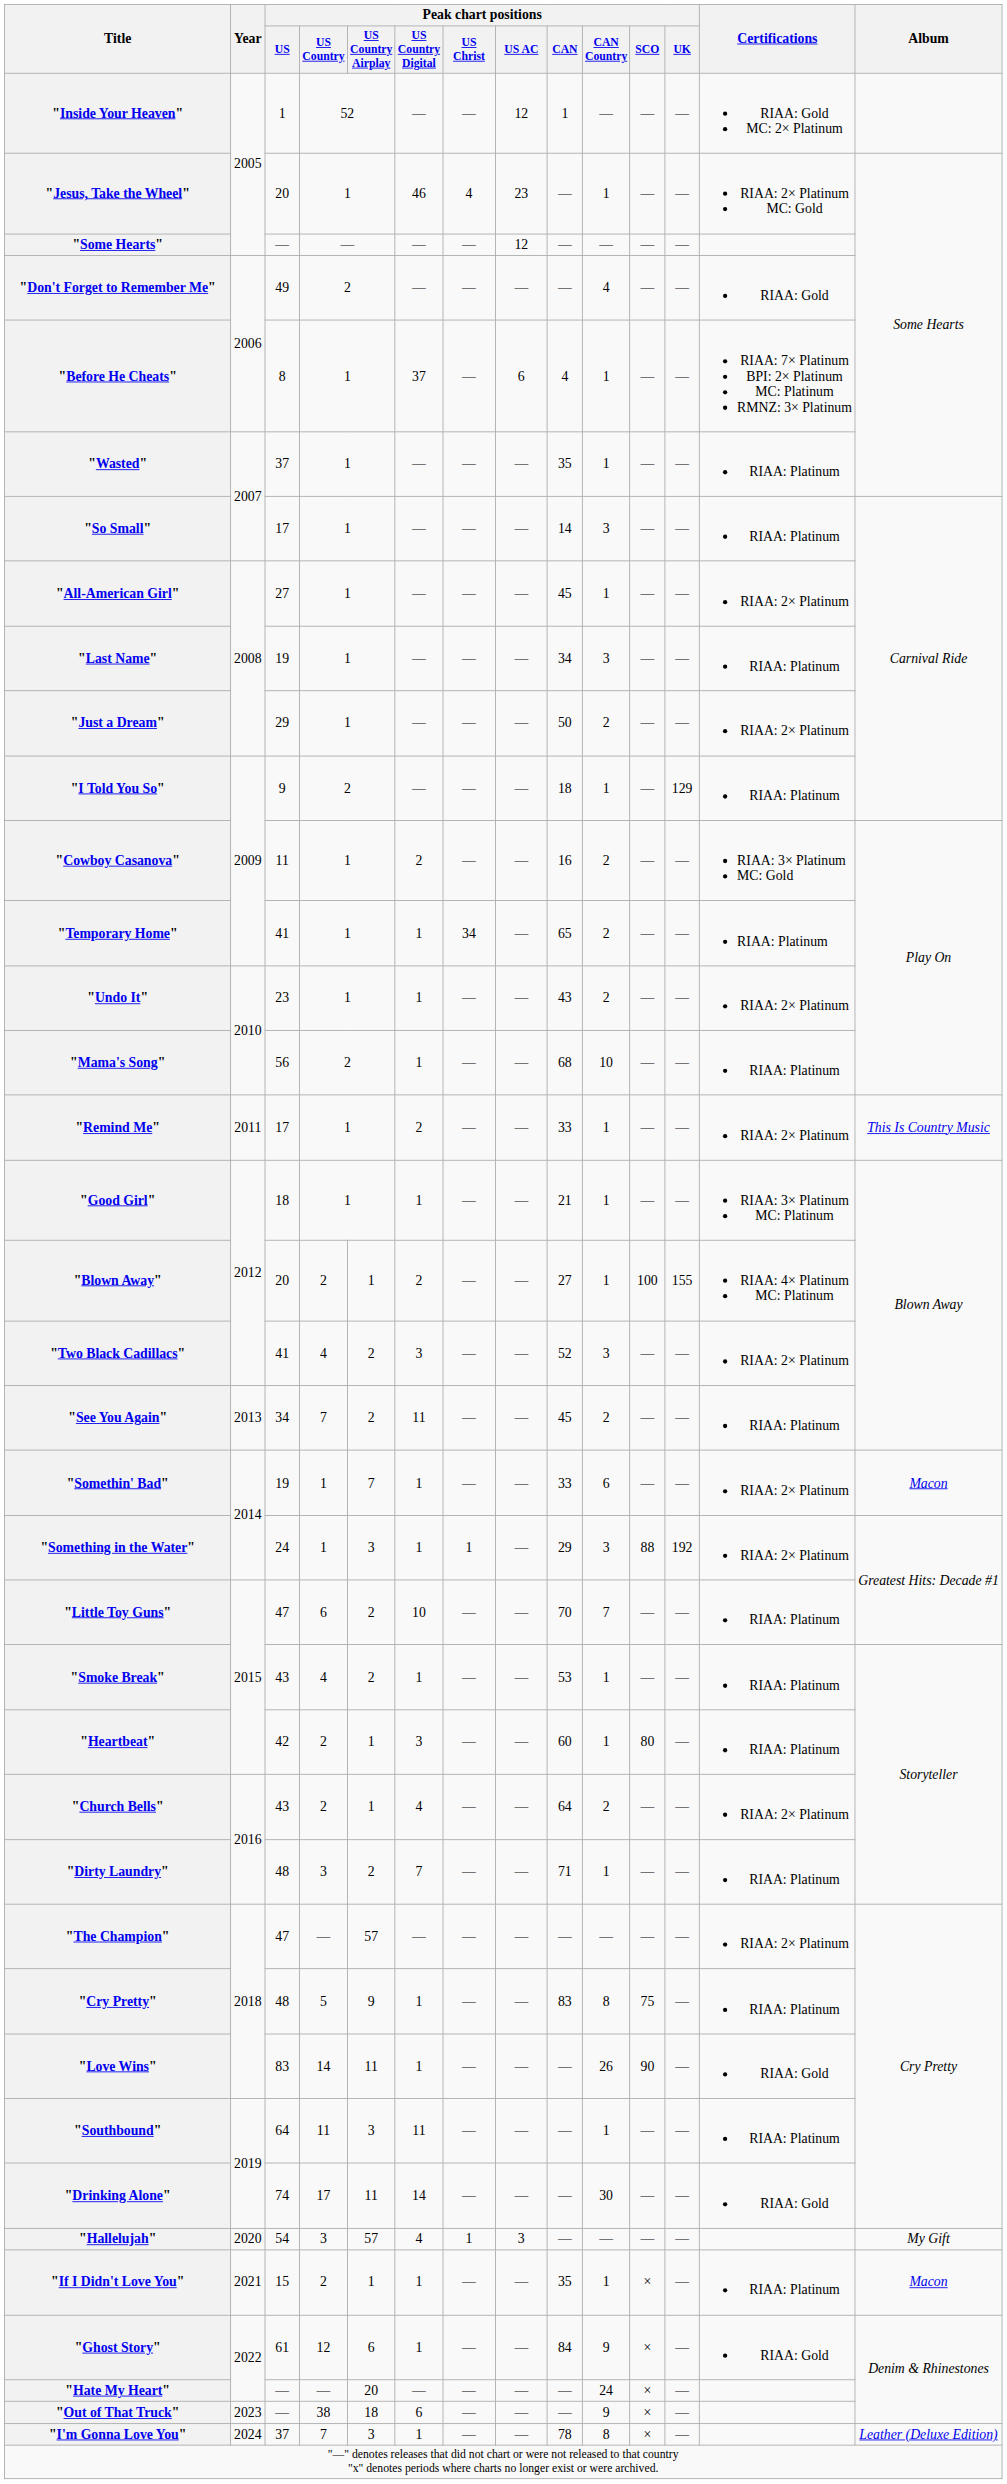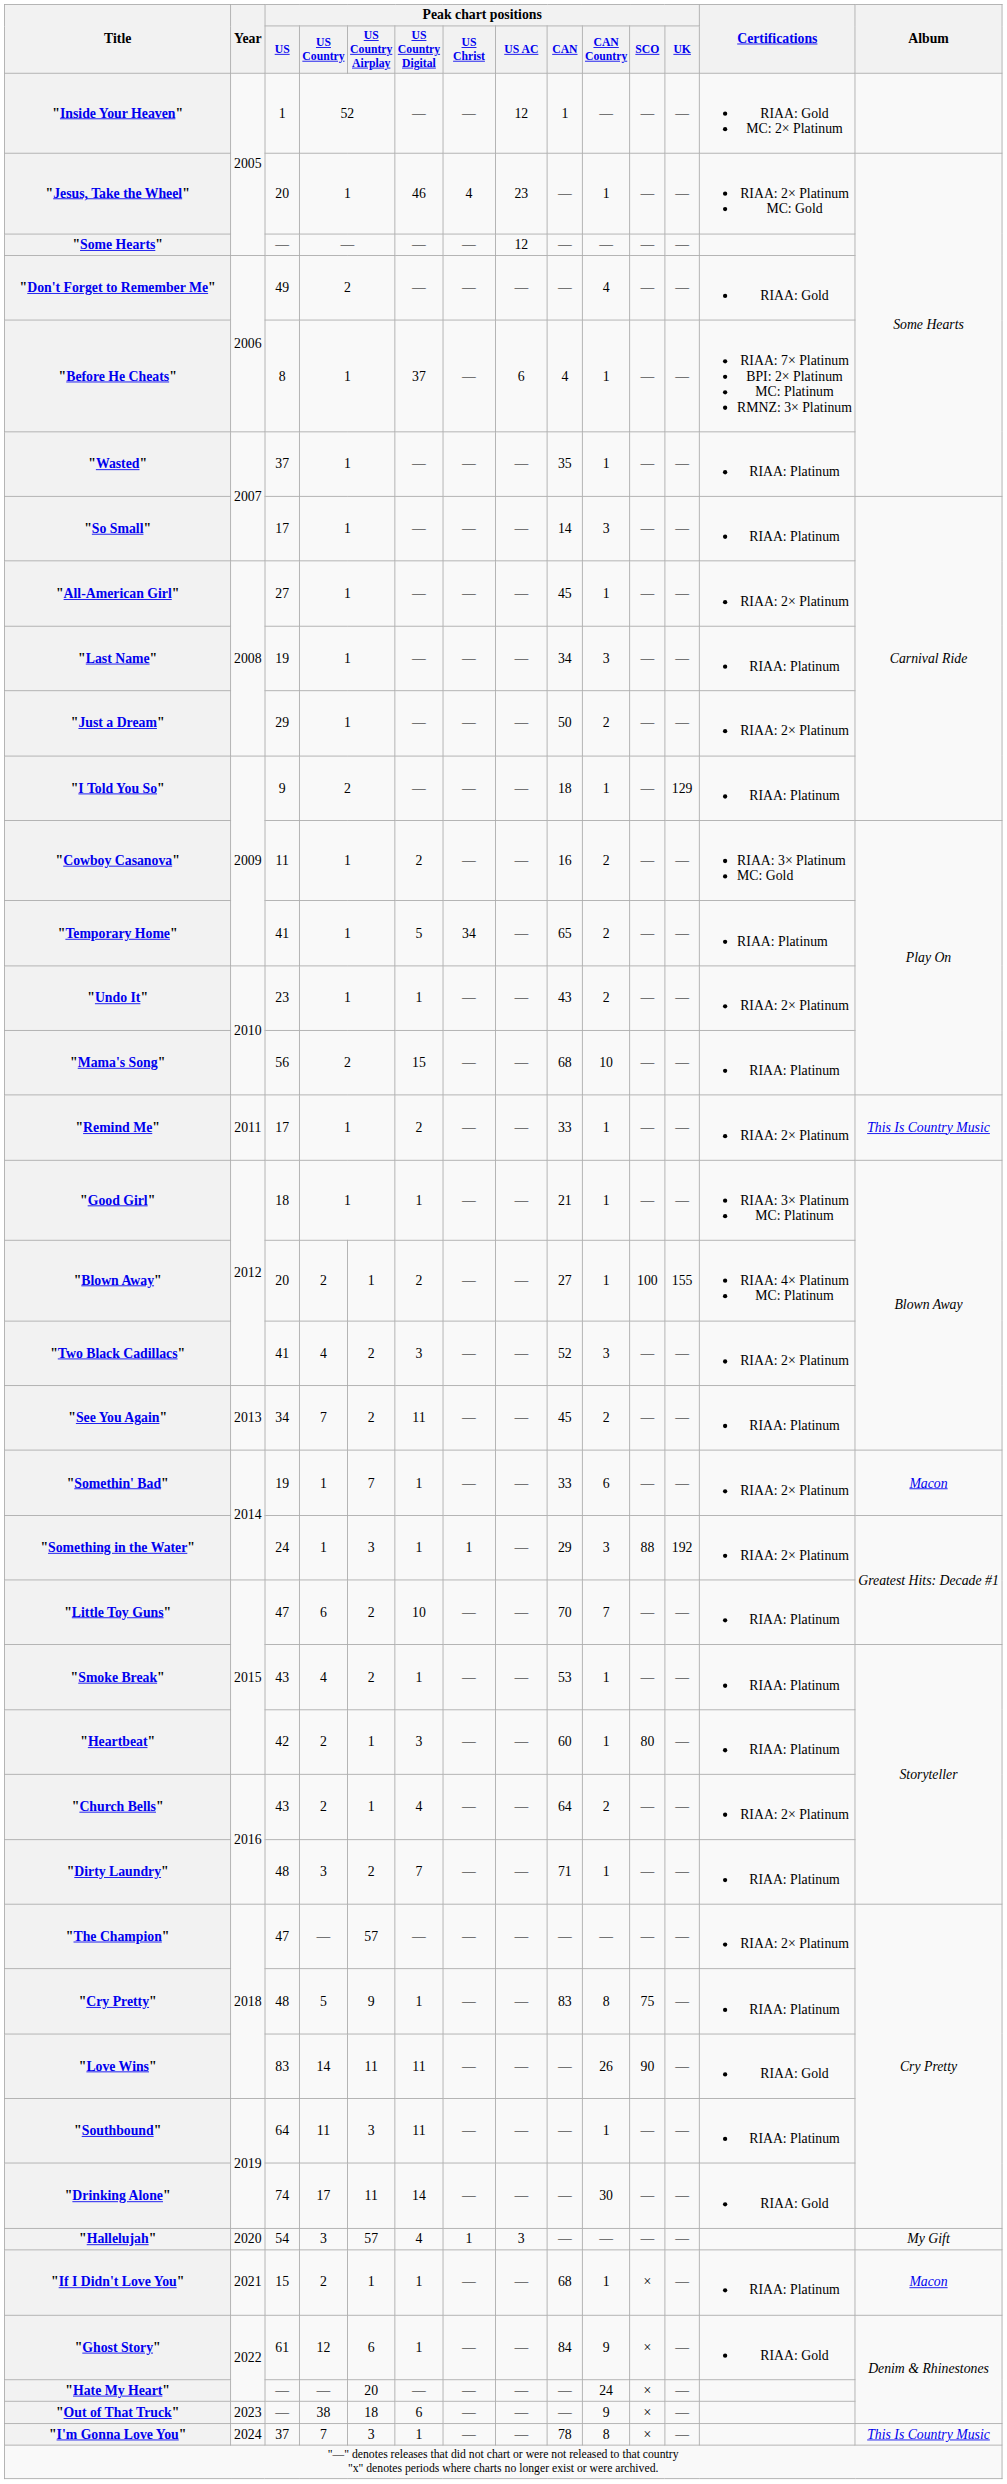(419, 933) 1 -> (419, 933) 5
(419, 1062) 1 -> (419, 1062) 15
(419, 2066) 1 -> (419, 2066) 11
(565, 2282) 35 -> (565, 2282) 68
(929, 2434) Leather (Deluxe Edition) -> (929, 2434) This Is Country Music
